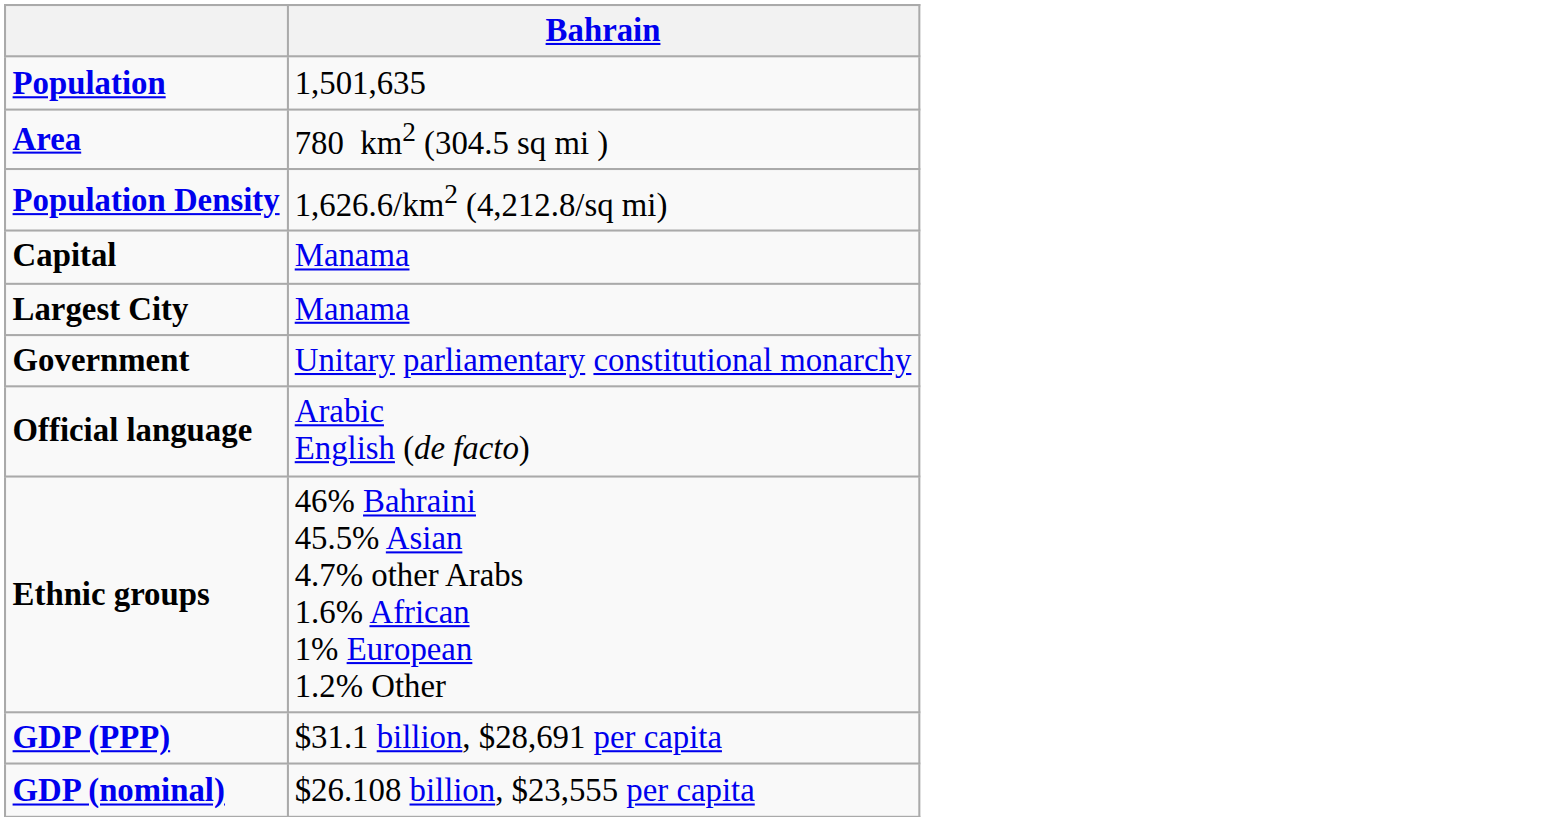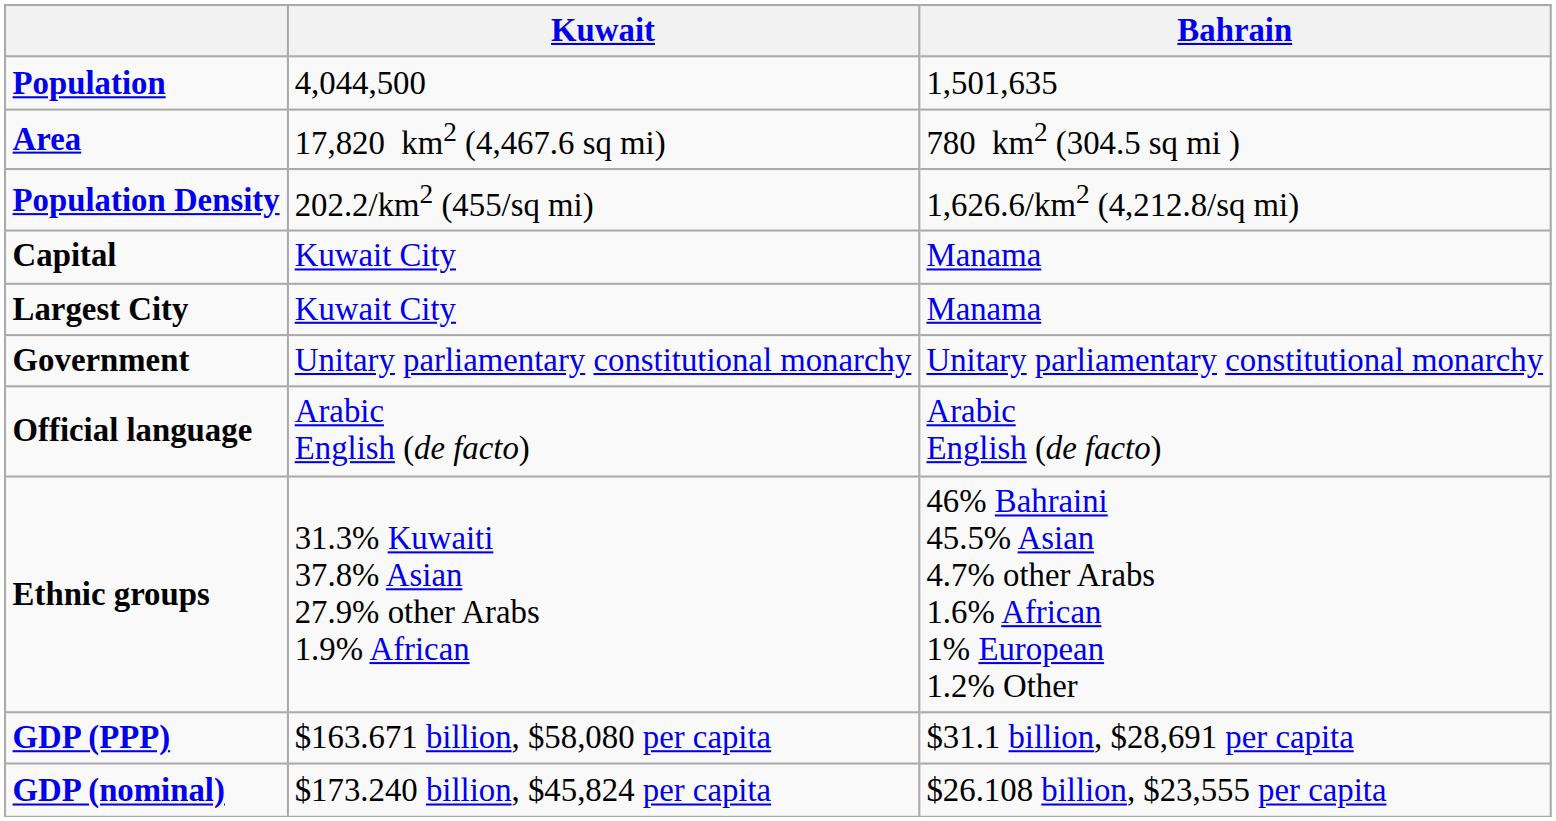+ column: (603, 30)
